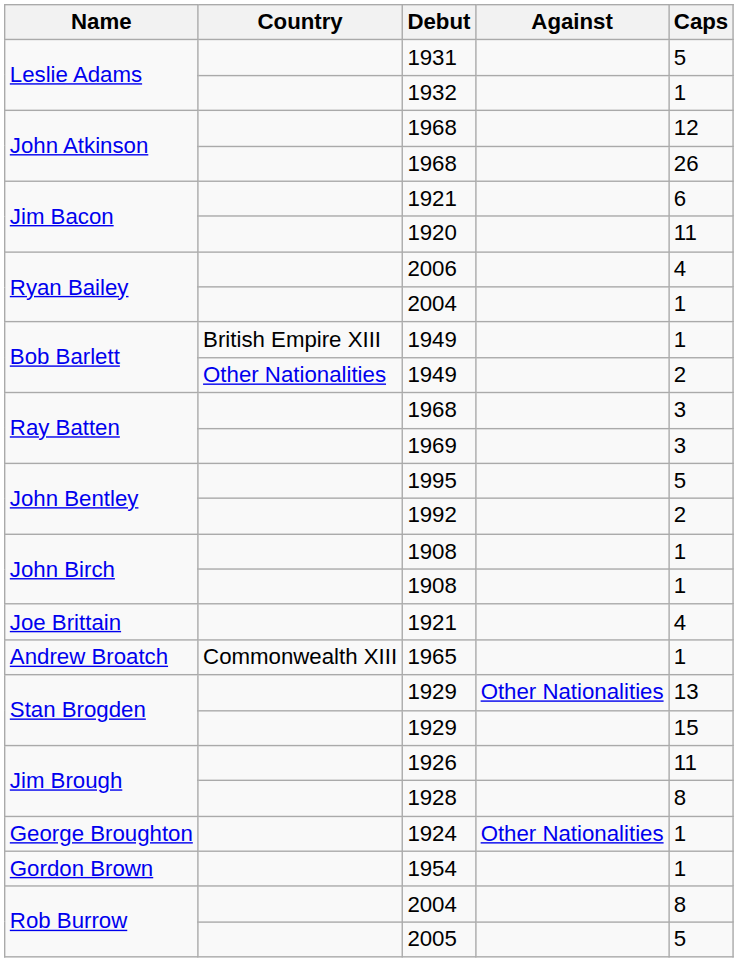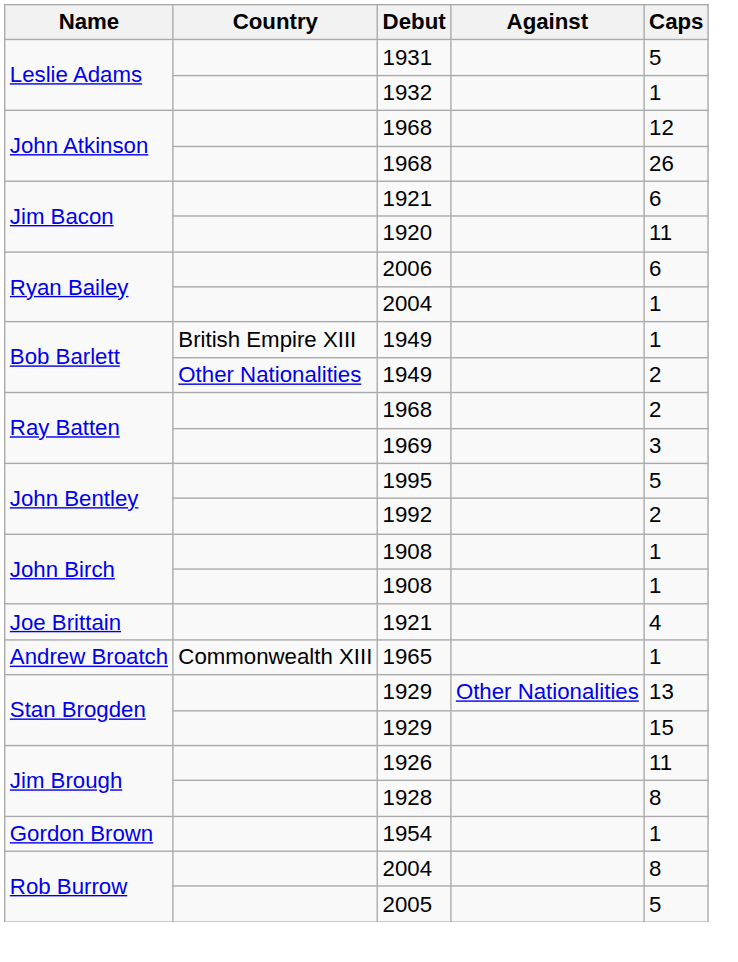(680, 269) 4 -> (655, 269) 6
(680, 410) 3 -> (655, 410) 2
- row: (101, 833)
